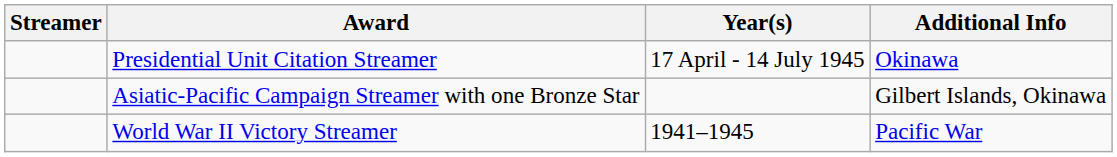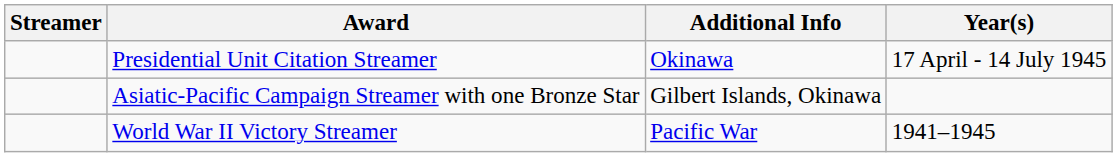columns swapped: (757, 22) <-> (991, 22)
